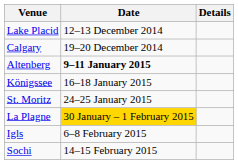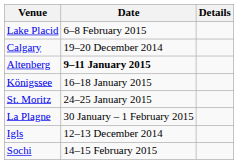(113, 30) 12–13 December 2014 -> (105, 30) 6–8 February 2015
(129, 116) gold background -> (129, 116) no background
(105, 133) 6–8 February 2015 -> (113, 133) 12–13 December 2014
